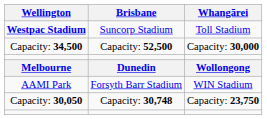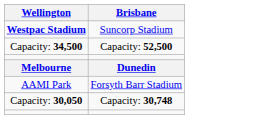- column: (223, 12)
